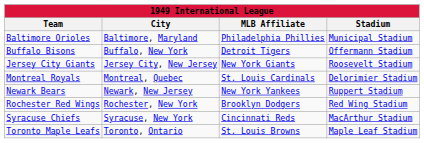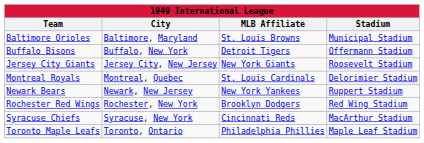(273, 38) Philadelphia Phillies -> (261, 38) St. Louis Browns
(261, 131) St. Louis Browns -> (273, 131) Philadelphia Phillies
